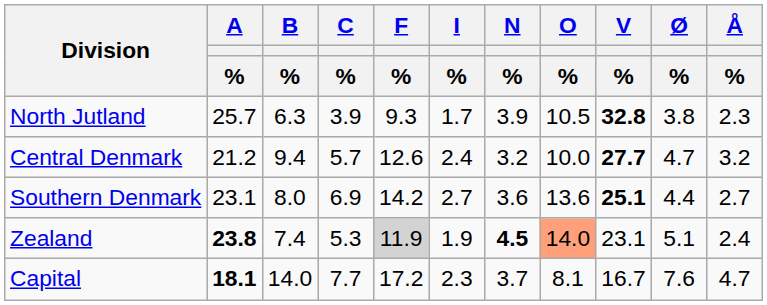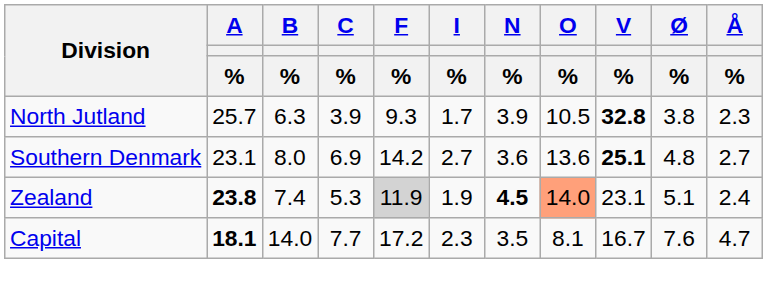- row: (96, 157)
(679, 197) 4.4 -> (679, 157) 4.8
(512, 279) 3.7 -> (512, 238) 3.5
